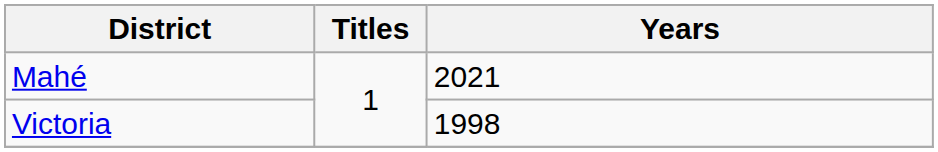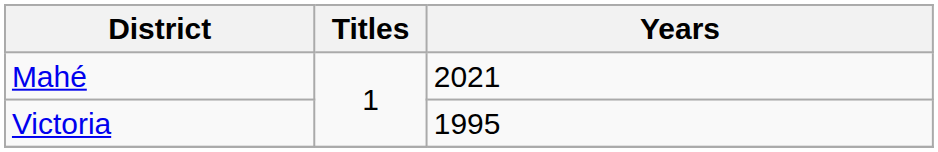(467, 124) 1998 -> (467, 124) 1995
